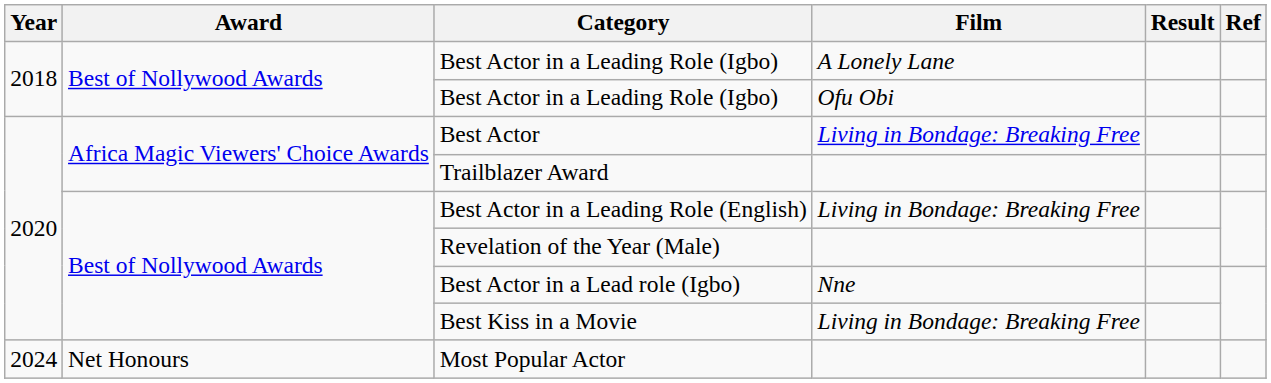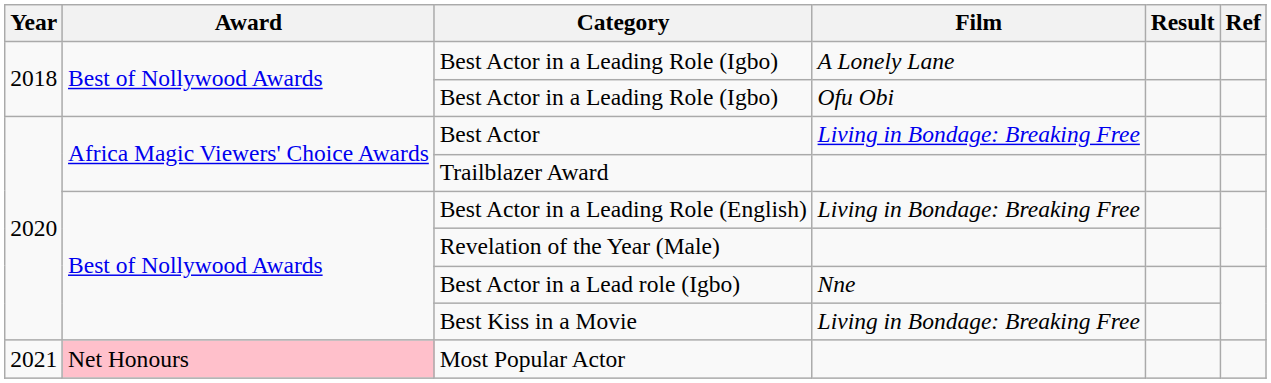(34, 358) 2024 -> (34, 358) 2021
(128, 358) no background -> (128, 358) pink background
